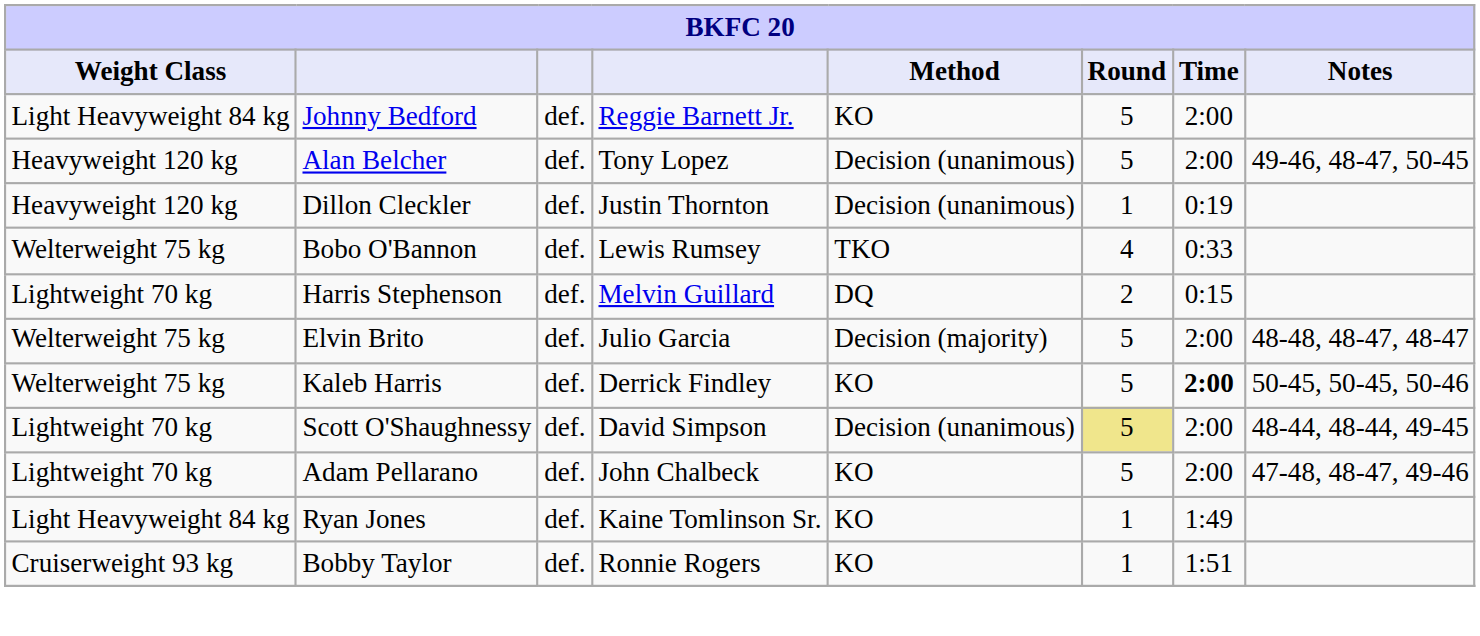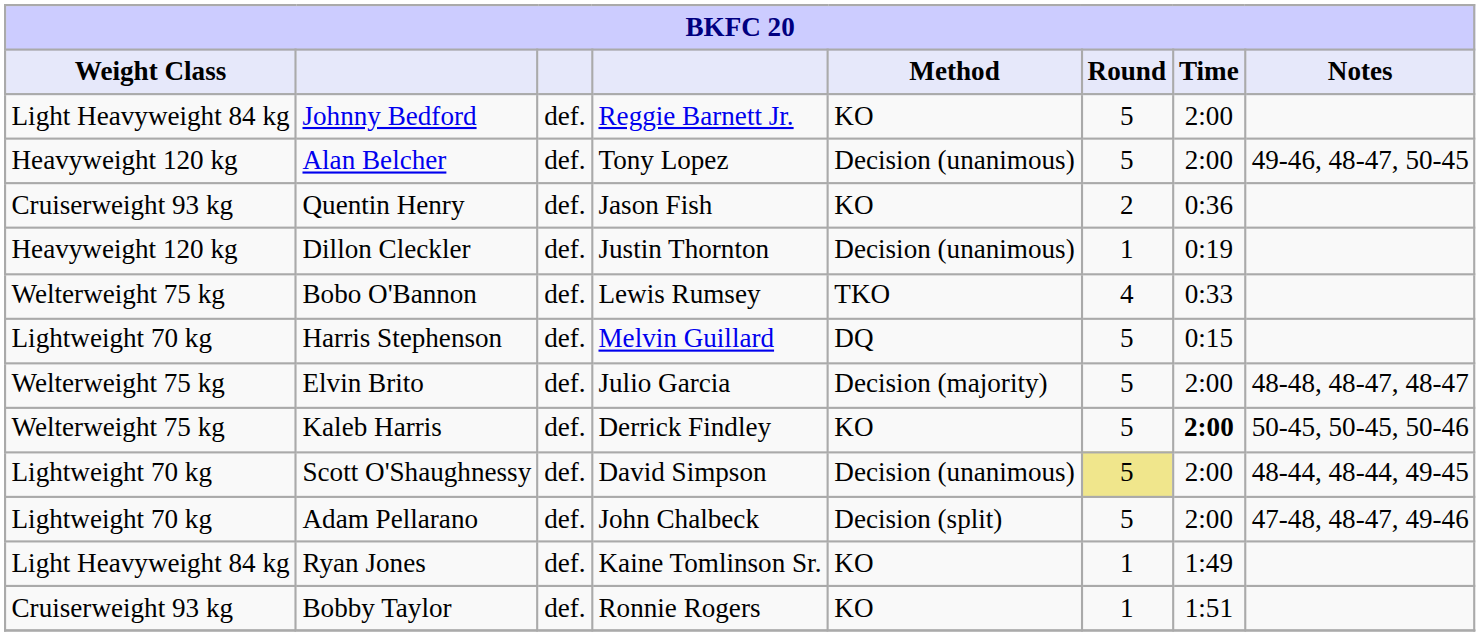+ row: (383, 205)
(1127, 294) 2 -> (1127, 339) 5
(854, 473) KO -> (918, 518) Decision (split)
